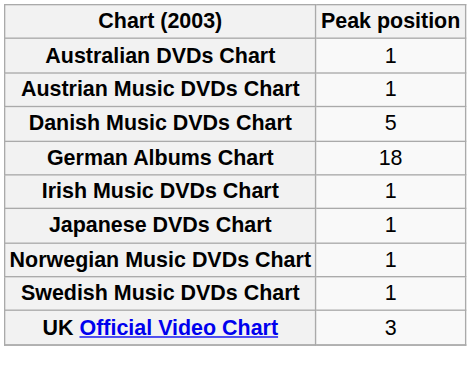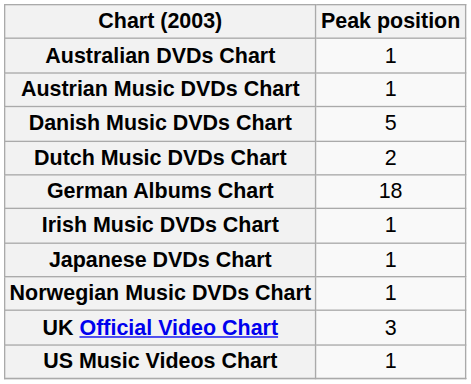+ row: (160, 157)
- row: (160, 293)
+ row: (160, 361)
